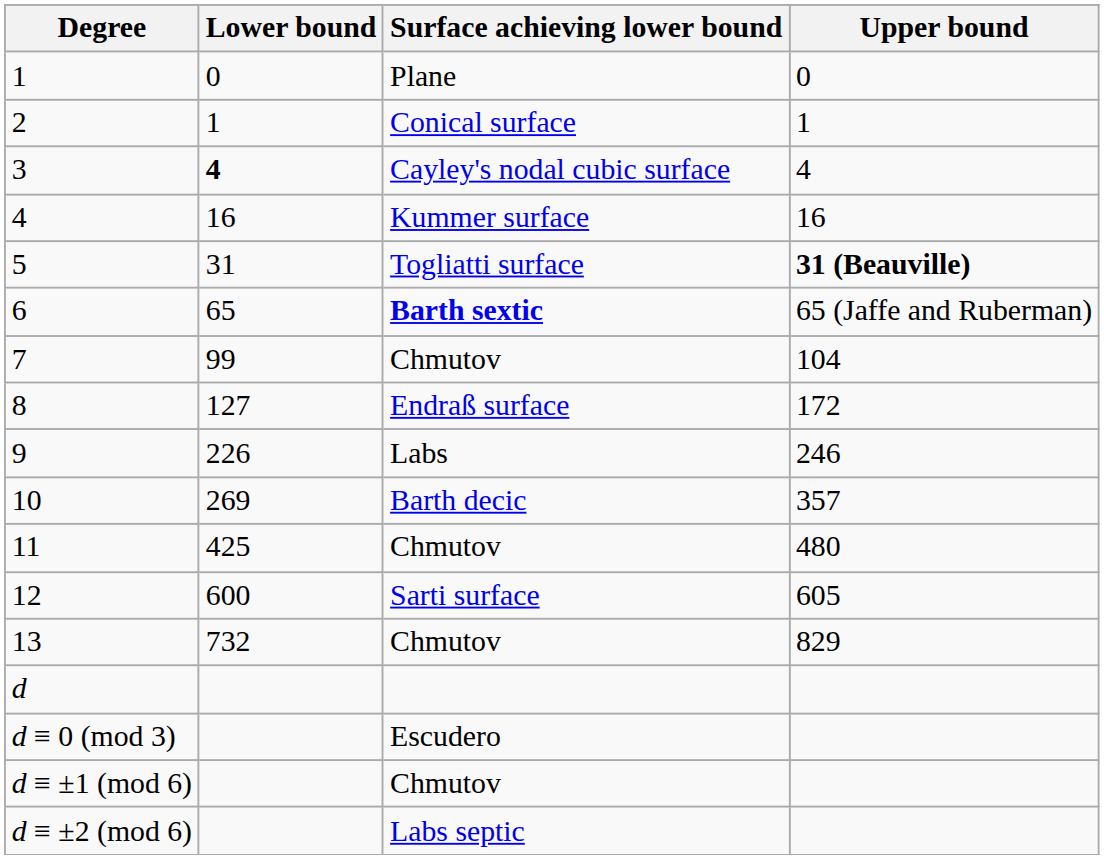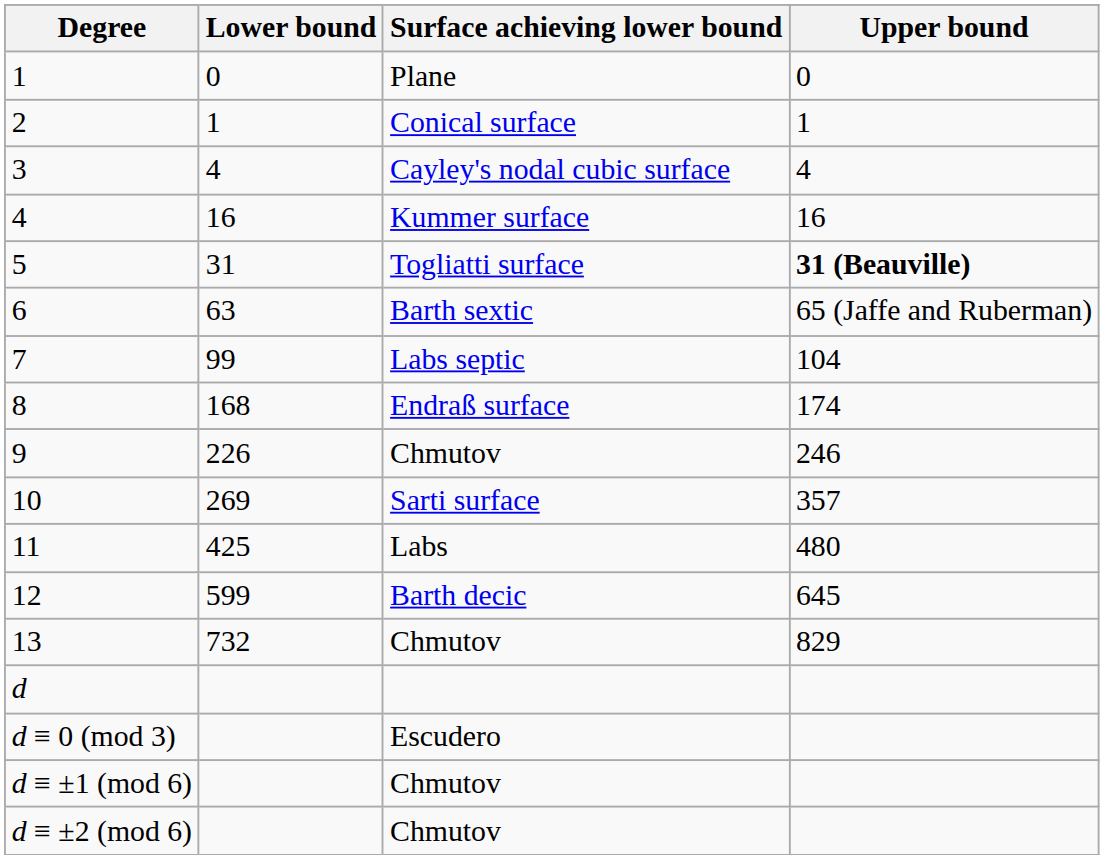(213, 169) bold -> (213, 169) normal
(221, 311) 65 -> (221, 311) 63
(467, 311) bold -> (462, 311) normal
(445, 358) Chmutov -> (457, 358) Labs septic
(228, 405) 127 -> (228, 405) 168
(818, 405) 172 -> (818, 405) 174
(419, 452) Labs -> (445, 452) Chmutov
(458, 500) Barth decic -> (465, 500) Sarti surface
(445, 547) Chmutov -> (419, 547) Labs
(228, 594) 600 -> (228, 594) 599
(465, 594) Sarti surface -> (458, 594) Barth decic
(818, 594) 605 -> (818, 594) 645
(457, 830) Labs septic -> (445, 830) Chmutov
